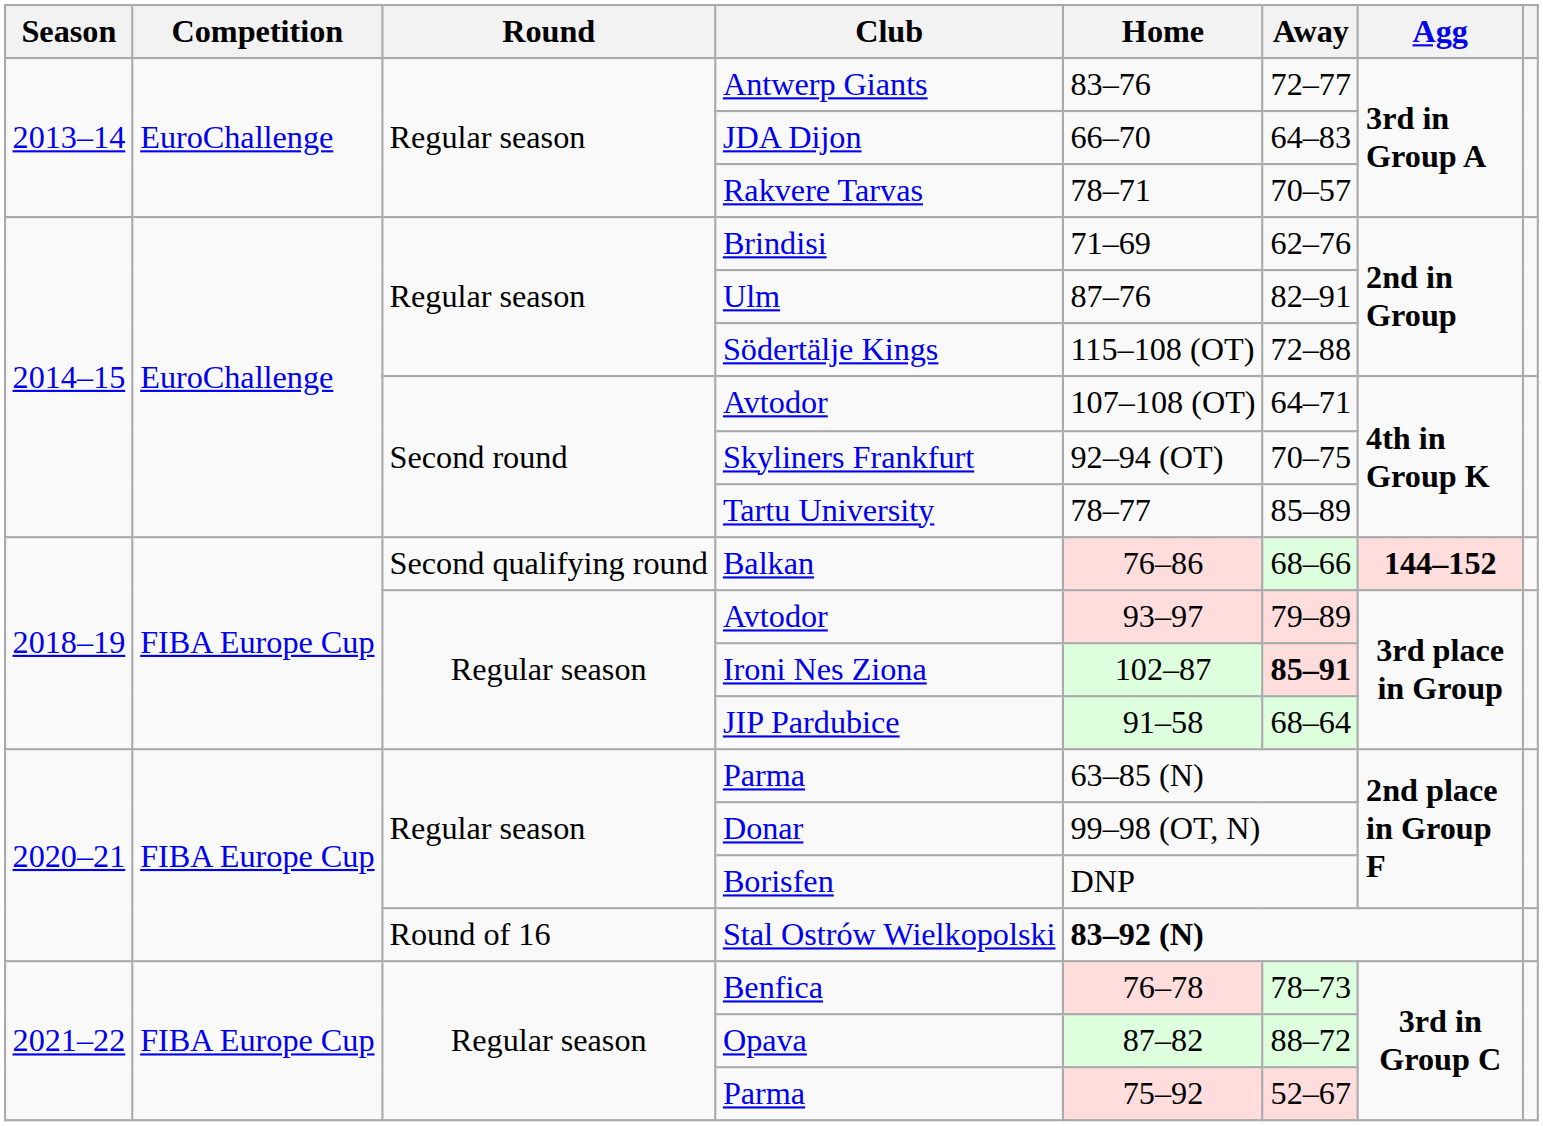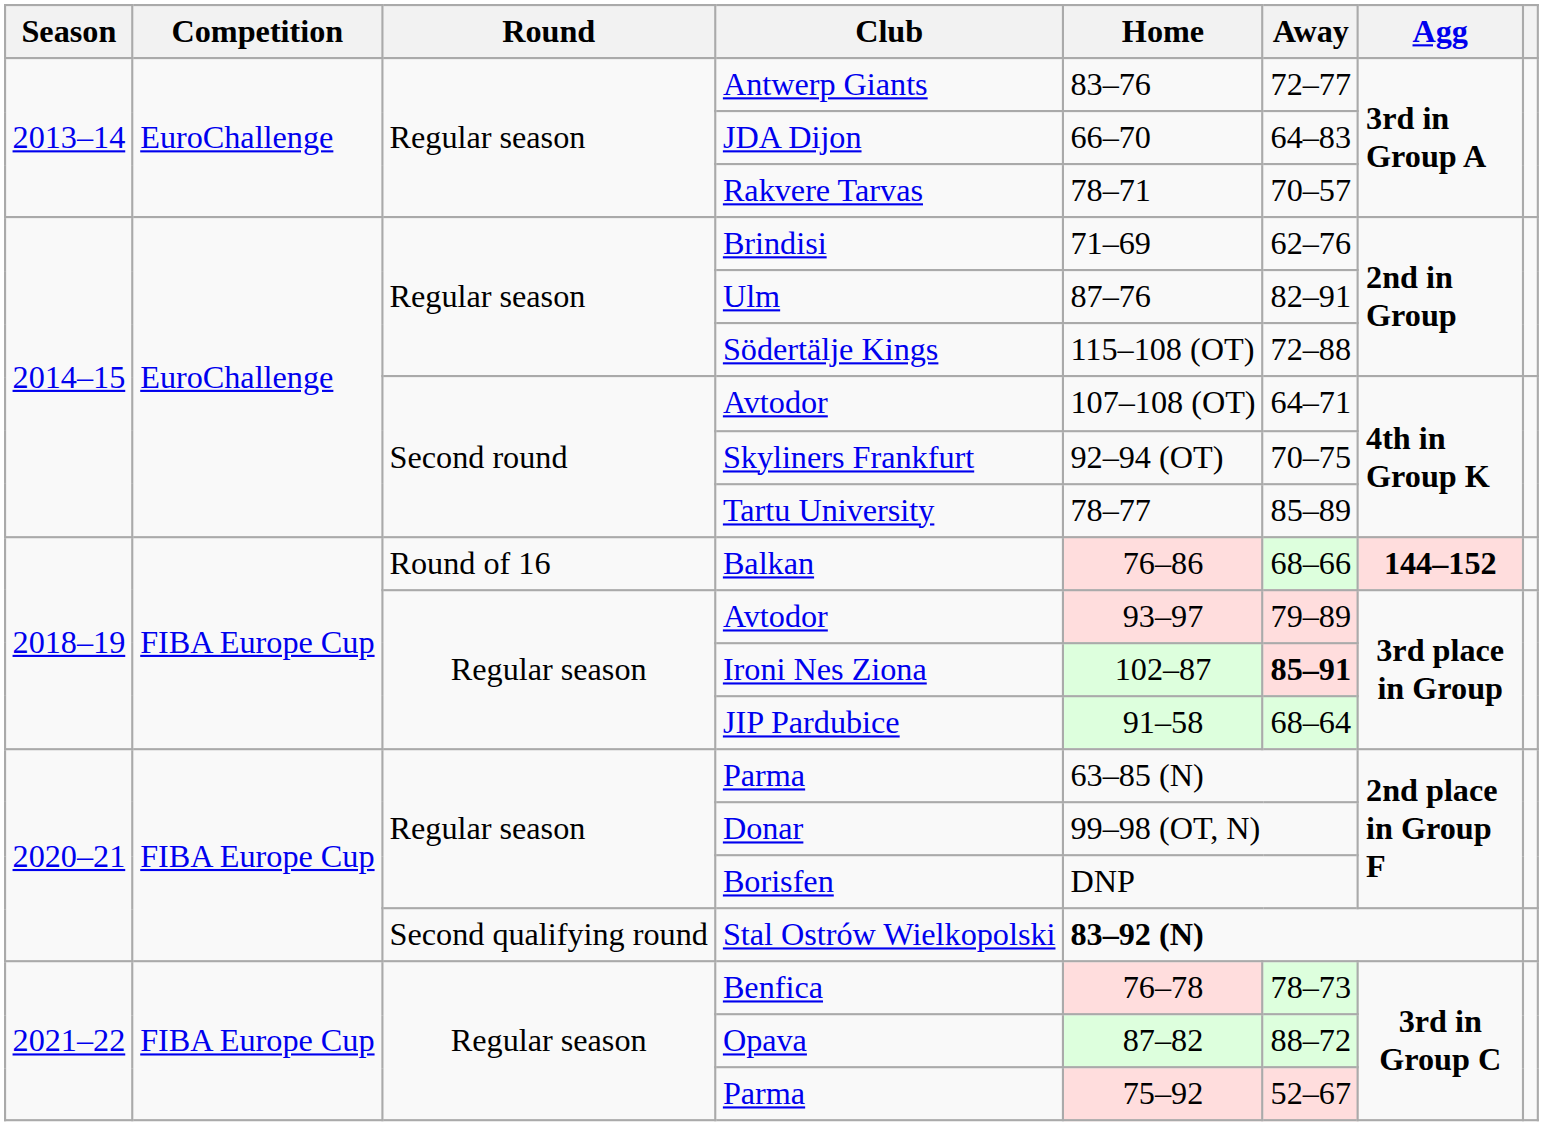(549, 562) Second qualifying round -> (470, 562) Round of 16
(470, 934) Round of 16 -> (549, 934) Second qualifying round
